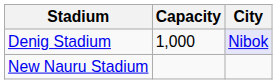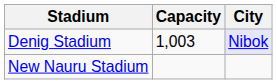(175, 41) 1,000 -> (175, 41) 1,003
